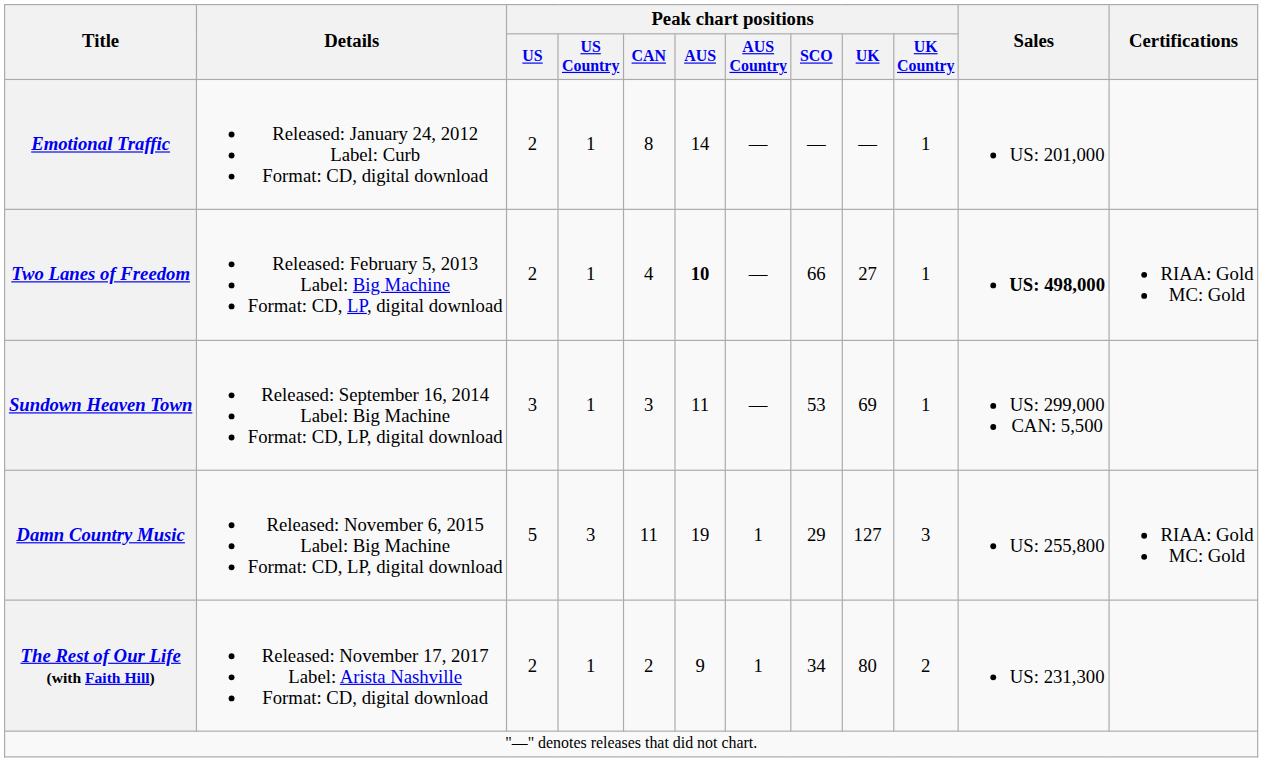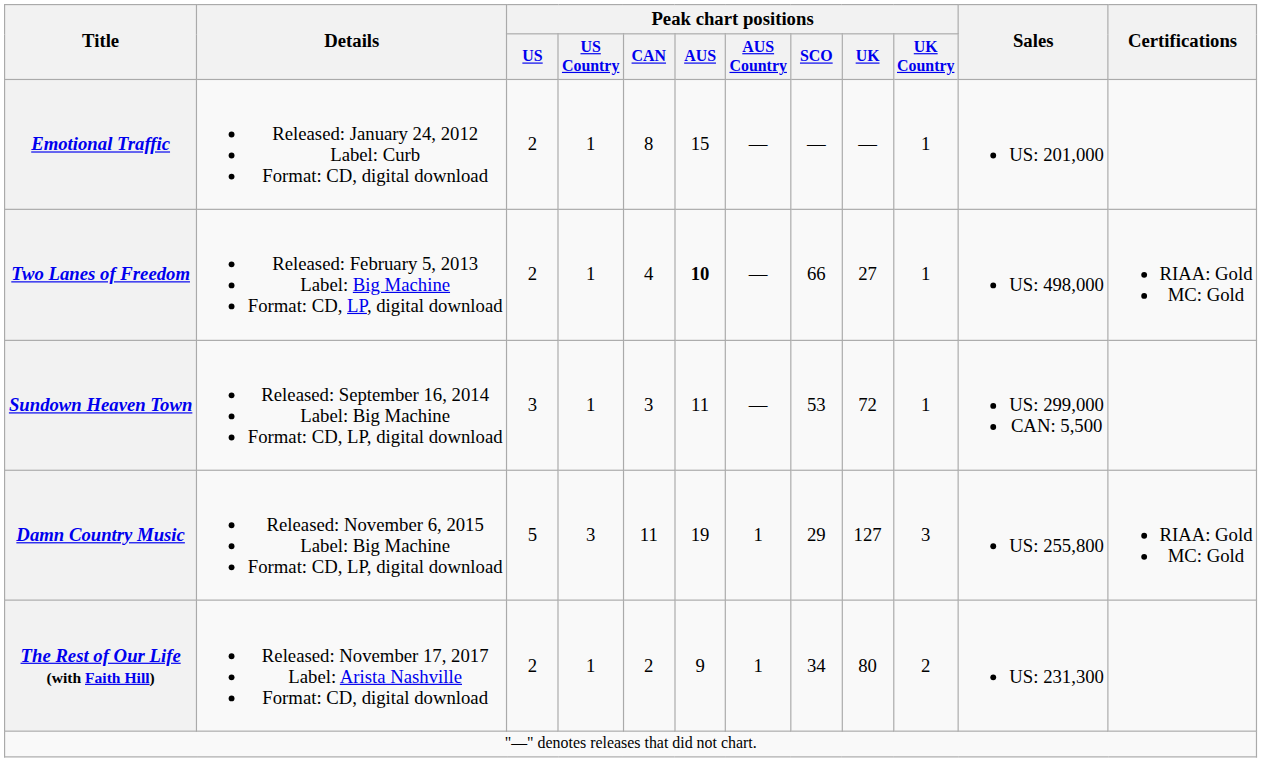(700, 144) 14 -> (700, 144) 15
(1034, 285) bold -> (1033, 285) normal
(868, 404) 69 -> (868, 404) 72
